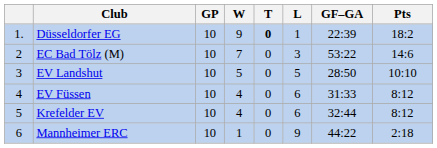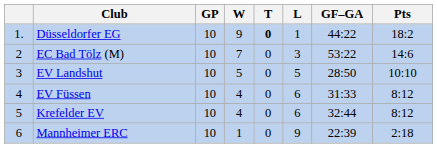(342, 34) 22:39 -> (342, 34) 44:22
(342, 133) 44:22 -> (342, 133) 22:39
